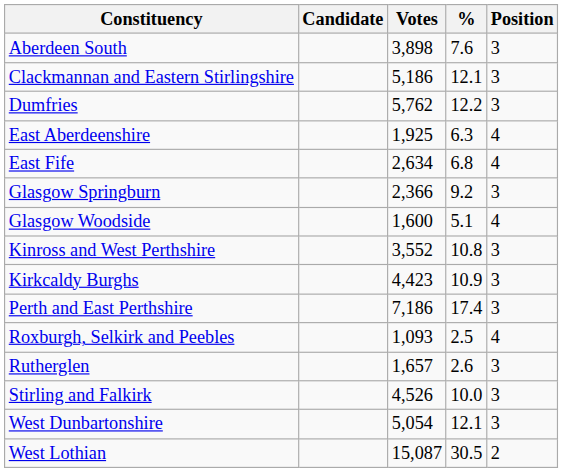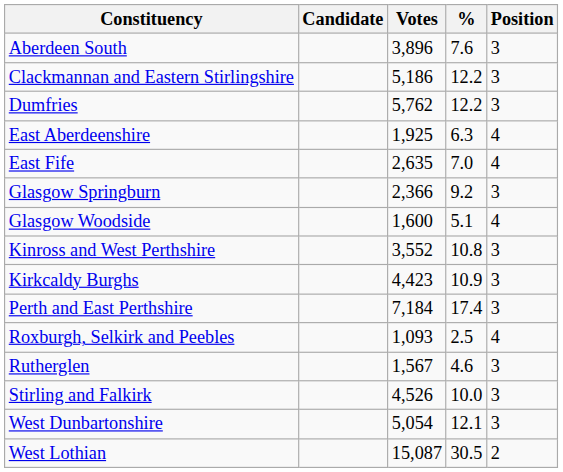(412, 47) 3,898 -> (412, 47) 3,896
(466, 76) 12.1 -> (466, 76) 12.2
(412, 163) 2,634 -> (412, 163) 2,635
(462, 163) 6.8 -> (462, 163) 7.0
(412, 308) 7,186 -> (412, 308) 7,184
(412, 366) 1,657 -> (412, 366) 1,567
(462, 366) 2.6 -> (462, 366) 4.6
